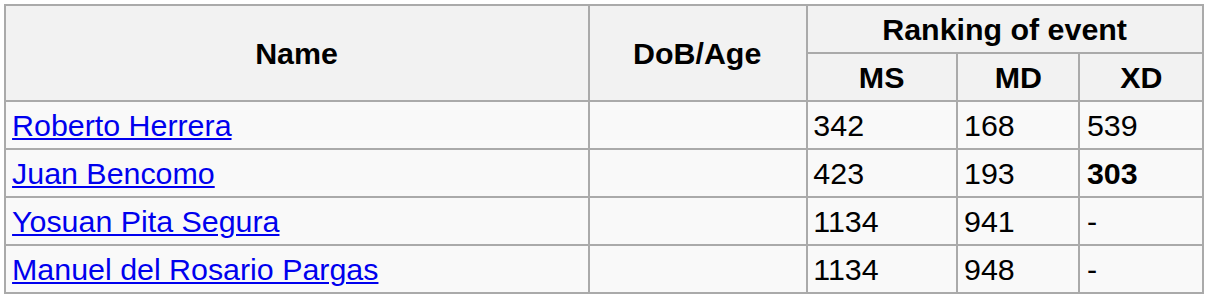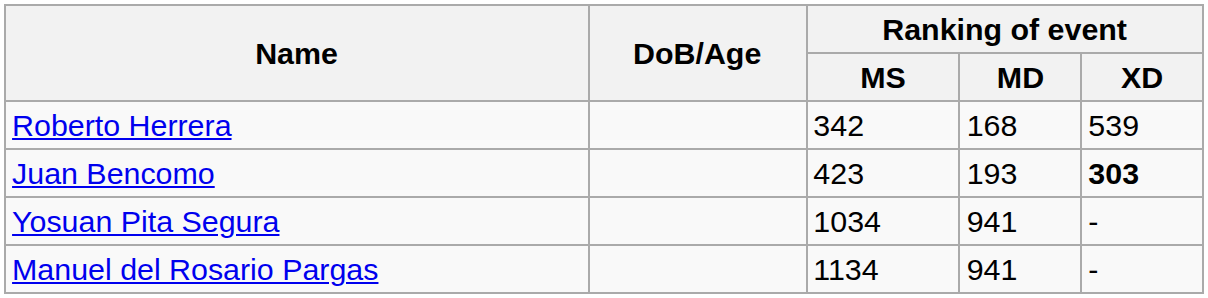(846, 222) 1134 -> (847, 222) 1034
(989, 270) 948 -> (992, 270) 941
